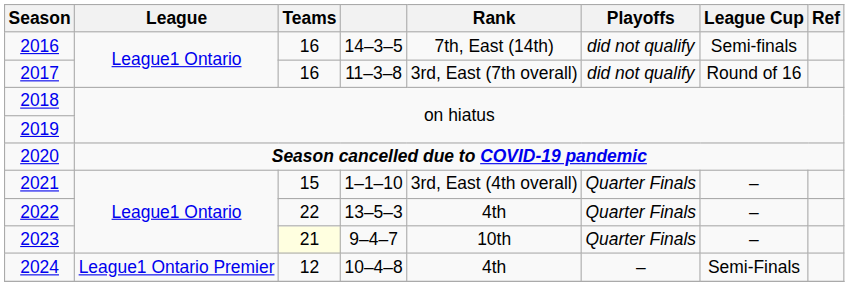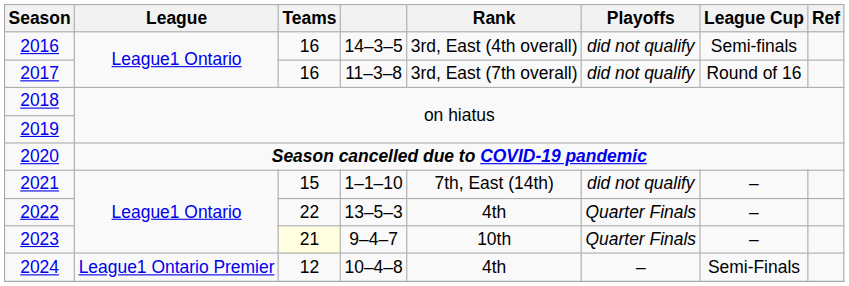(494, 45) 7th, East (14th) -> (494, 45) 3rd, East (4th overall)
(494, 184) 3rd, East (4th overall) -> (494, 184) 7th, East (14th)
(641, 184) Quarter Finals -> (641, 184) did not qualify
